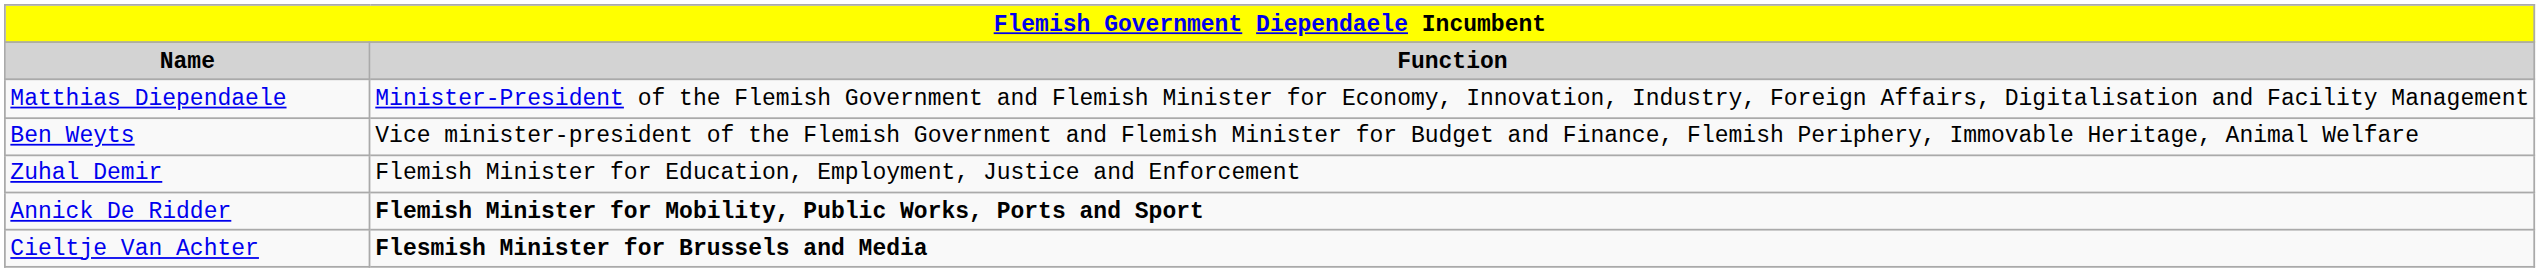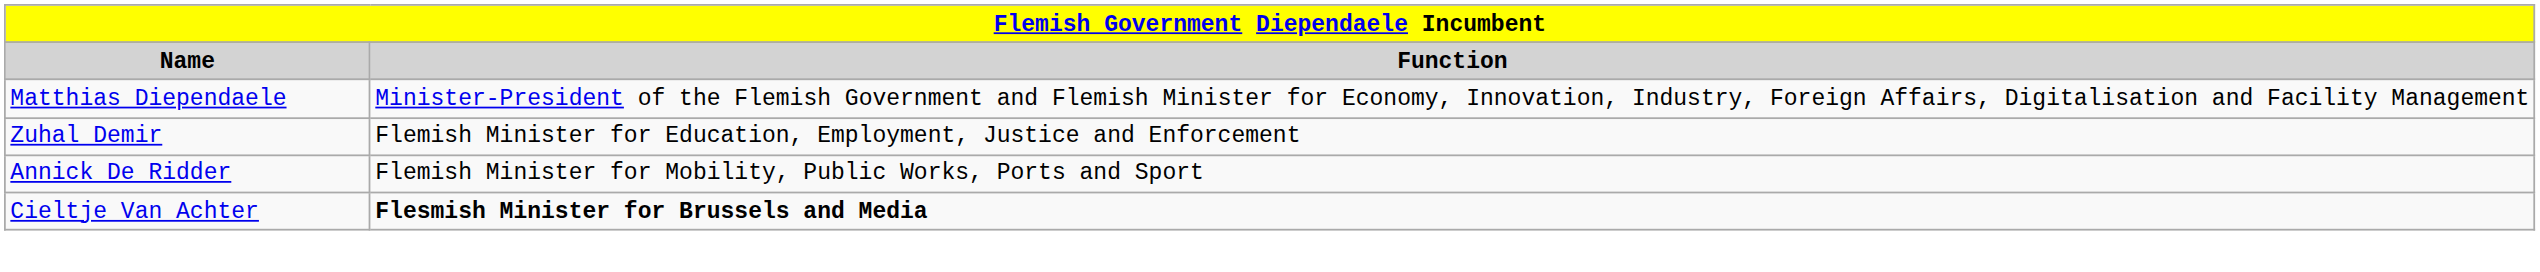- row: (73, 136)
(790, 211) bold -> (790, 174) normal
